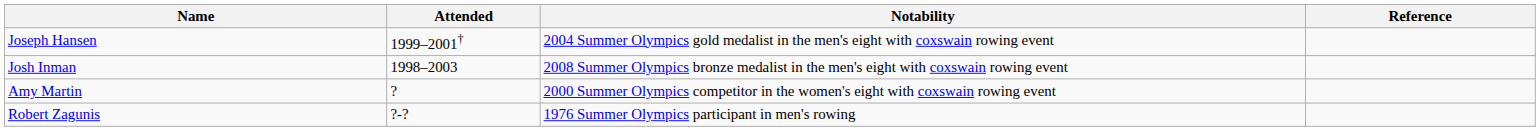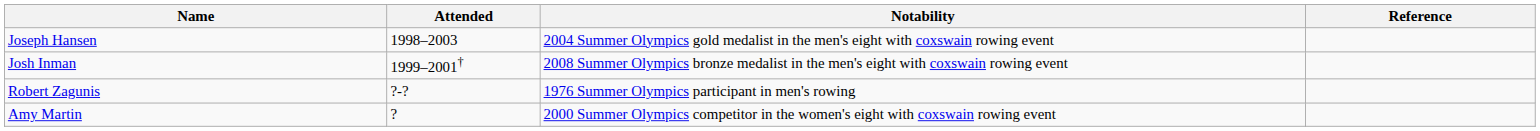(427, 41) 1999–2001† -> (424, 39) 1998–2003
(424, 67) 1998–2003 -> (427, 65) 1999–2001†
rows swapped: (45, 91) <-> (54, 114)
